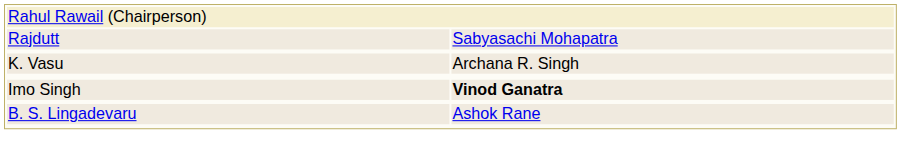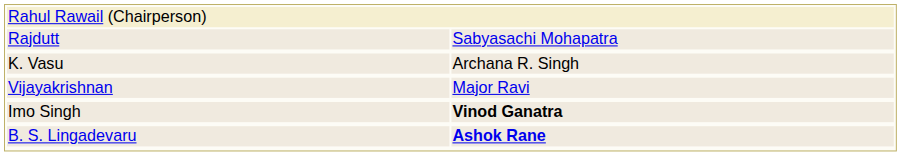+ row: (60, 87)
(496, 114) normal -> (499, 136) bold
